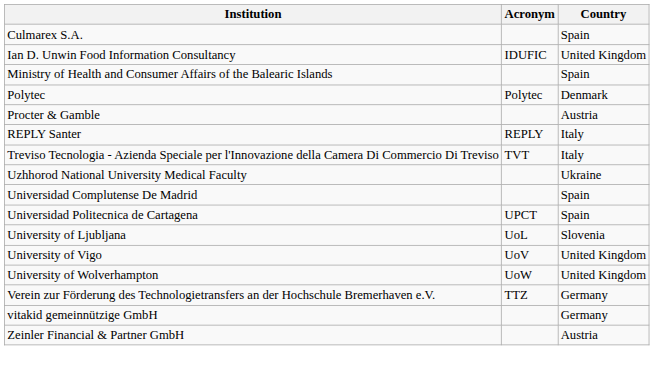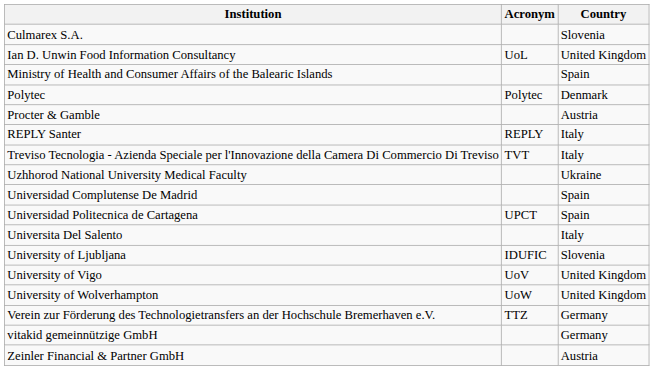(575, 34) Spain -> (583, 34) Slovenia
(526, 54) IDUFIC -> (516, 54) UoL
+ row: (65, 235)
(516, 235) UoL -> (526, 255) IDUFIC
